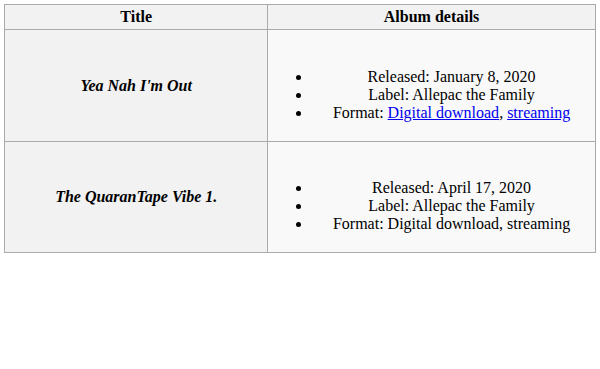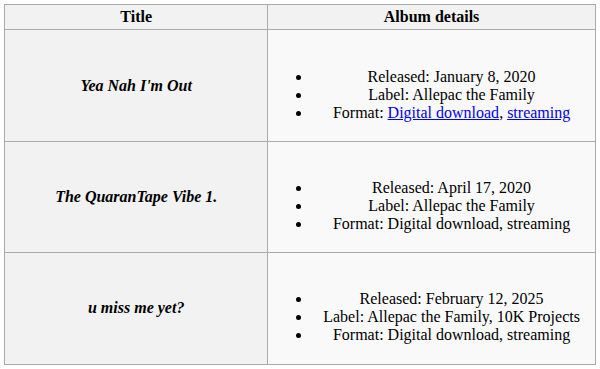+ row: (136, 308)
